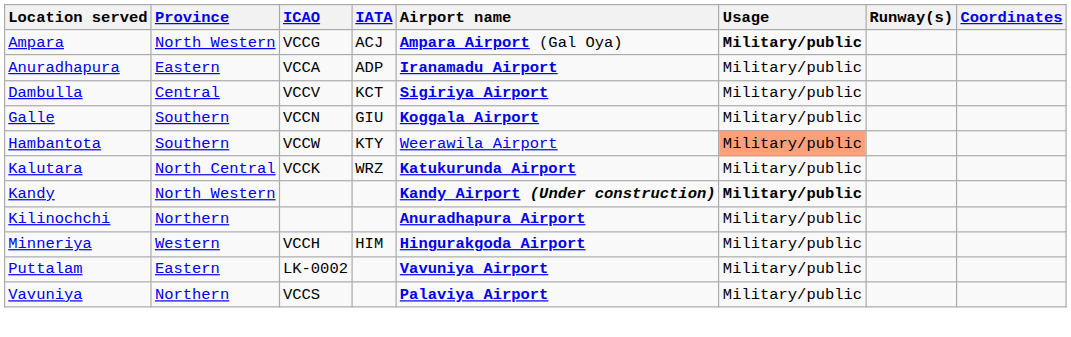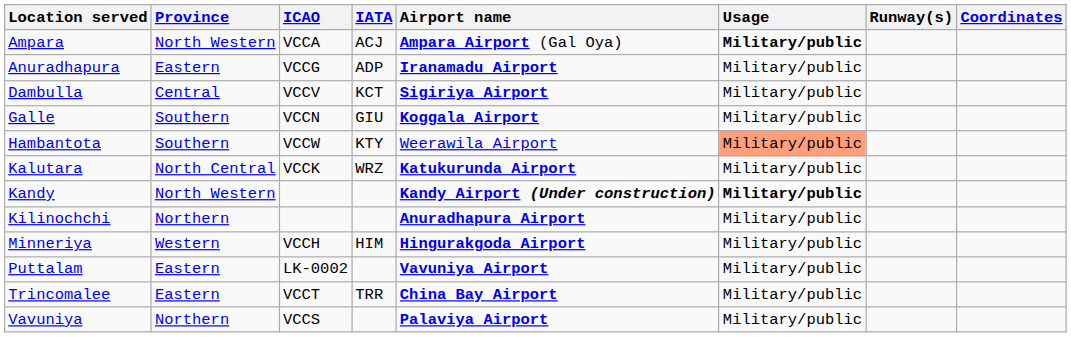(302, 42) VCCG -> (302, 42) VCCA
(302, 68) VCCA -> (302, 68) VCCG
+ row: (59, 295)
